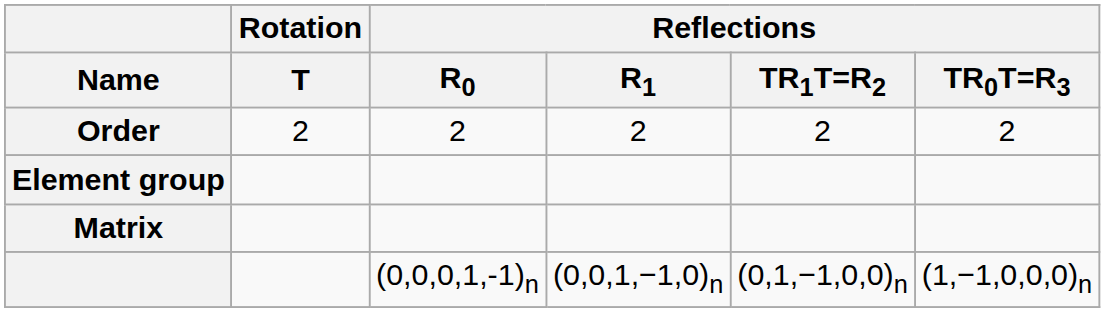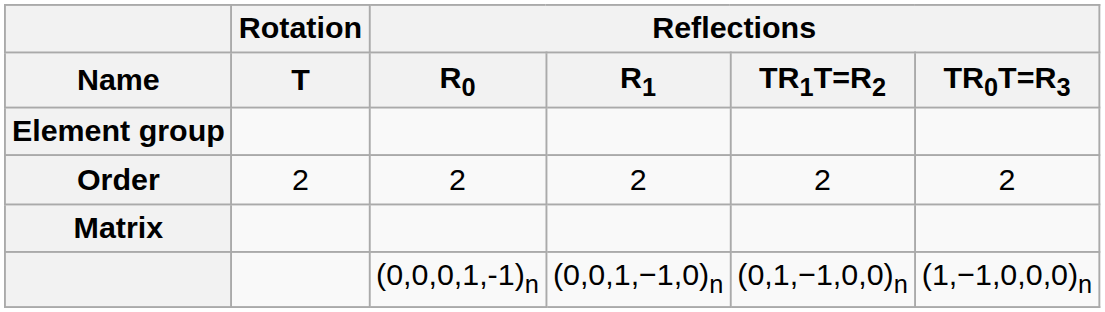rows swapped: (118, 179) <-> (118, 131)
